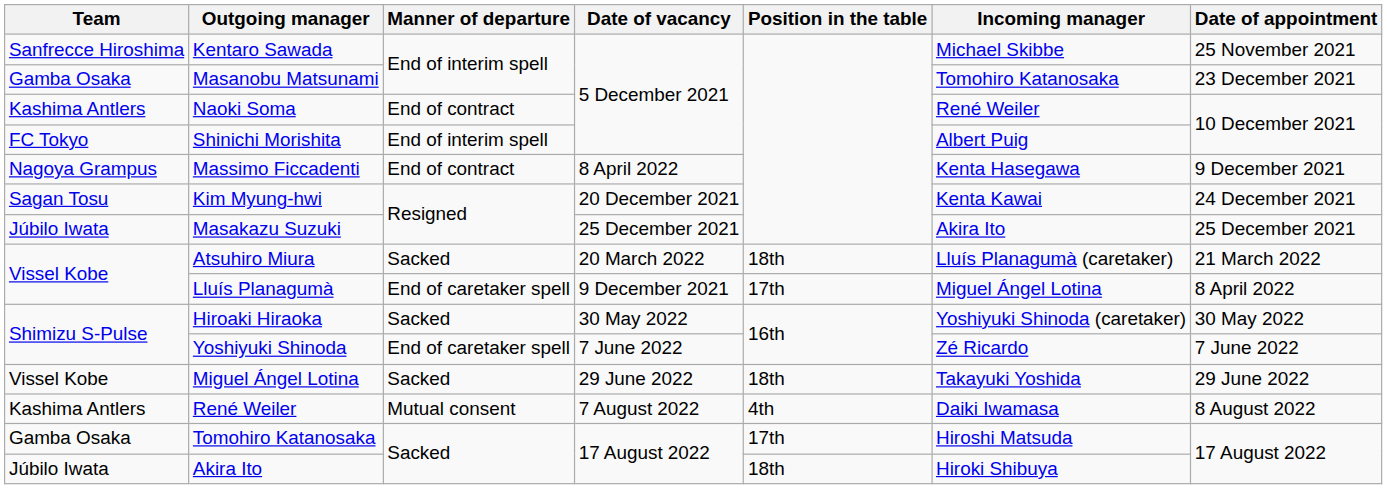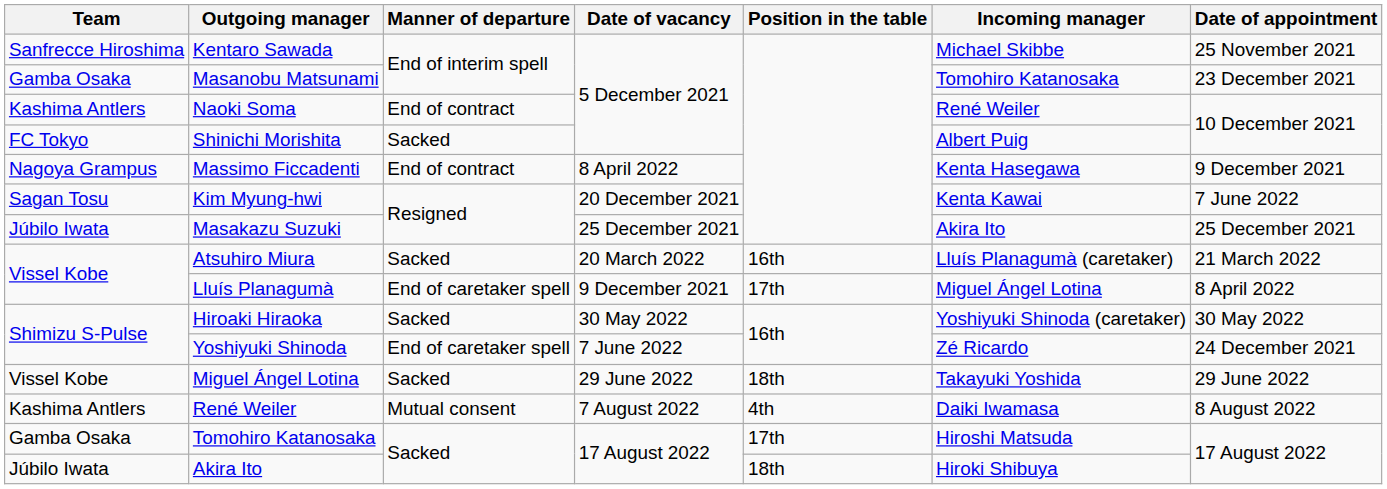(468, 139) End of interim spell -> (419, 139) Sacked
(1275, 199) 24 December 2021 -> (1247, 199) 7 June 2022
(766, 259) 18th -> (766, 259) 16th
(1247, 348) 7 June 2022 -> (1275, 348) 24 December 2021
